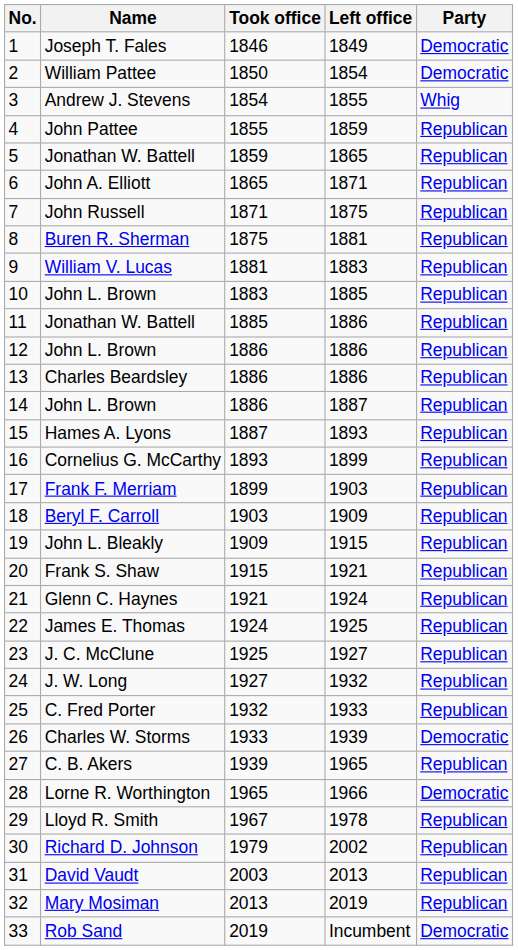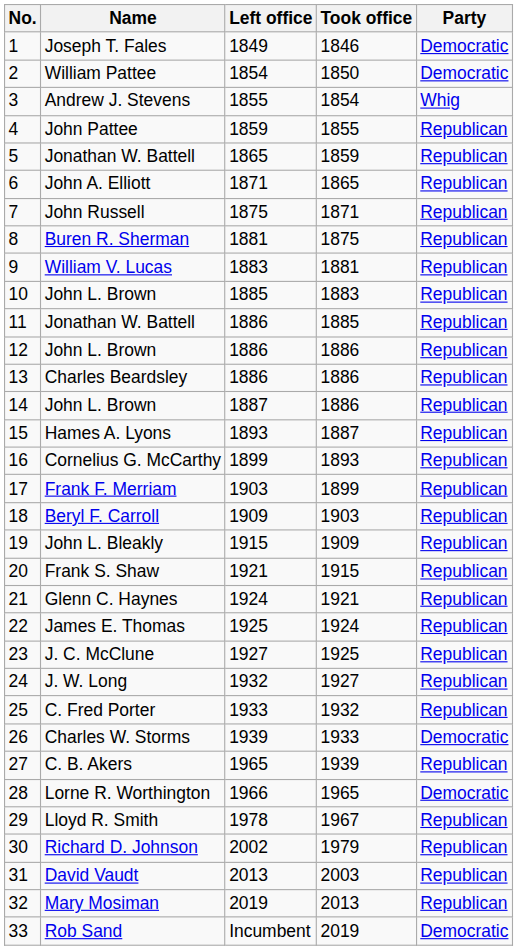columns swapped: (275, 18) <-> (371, 18)
